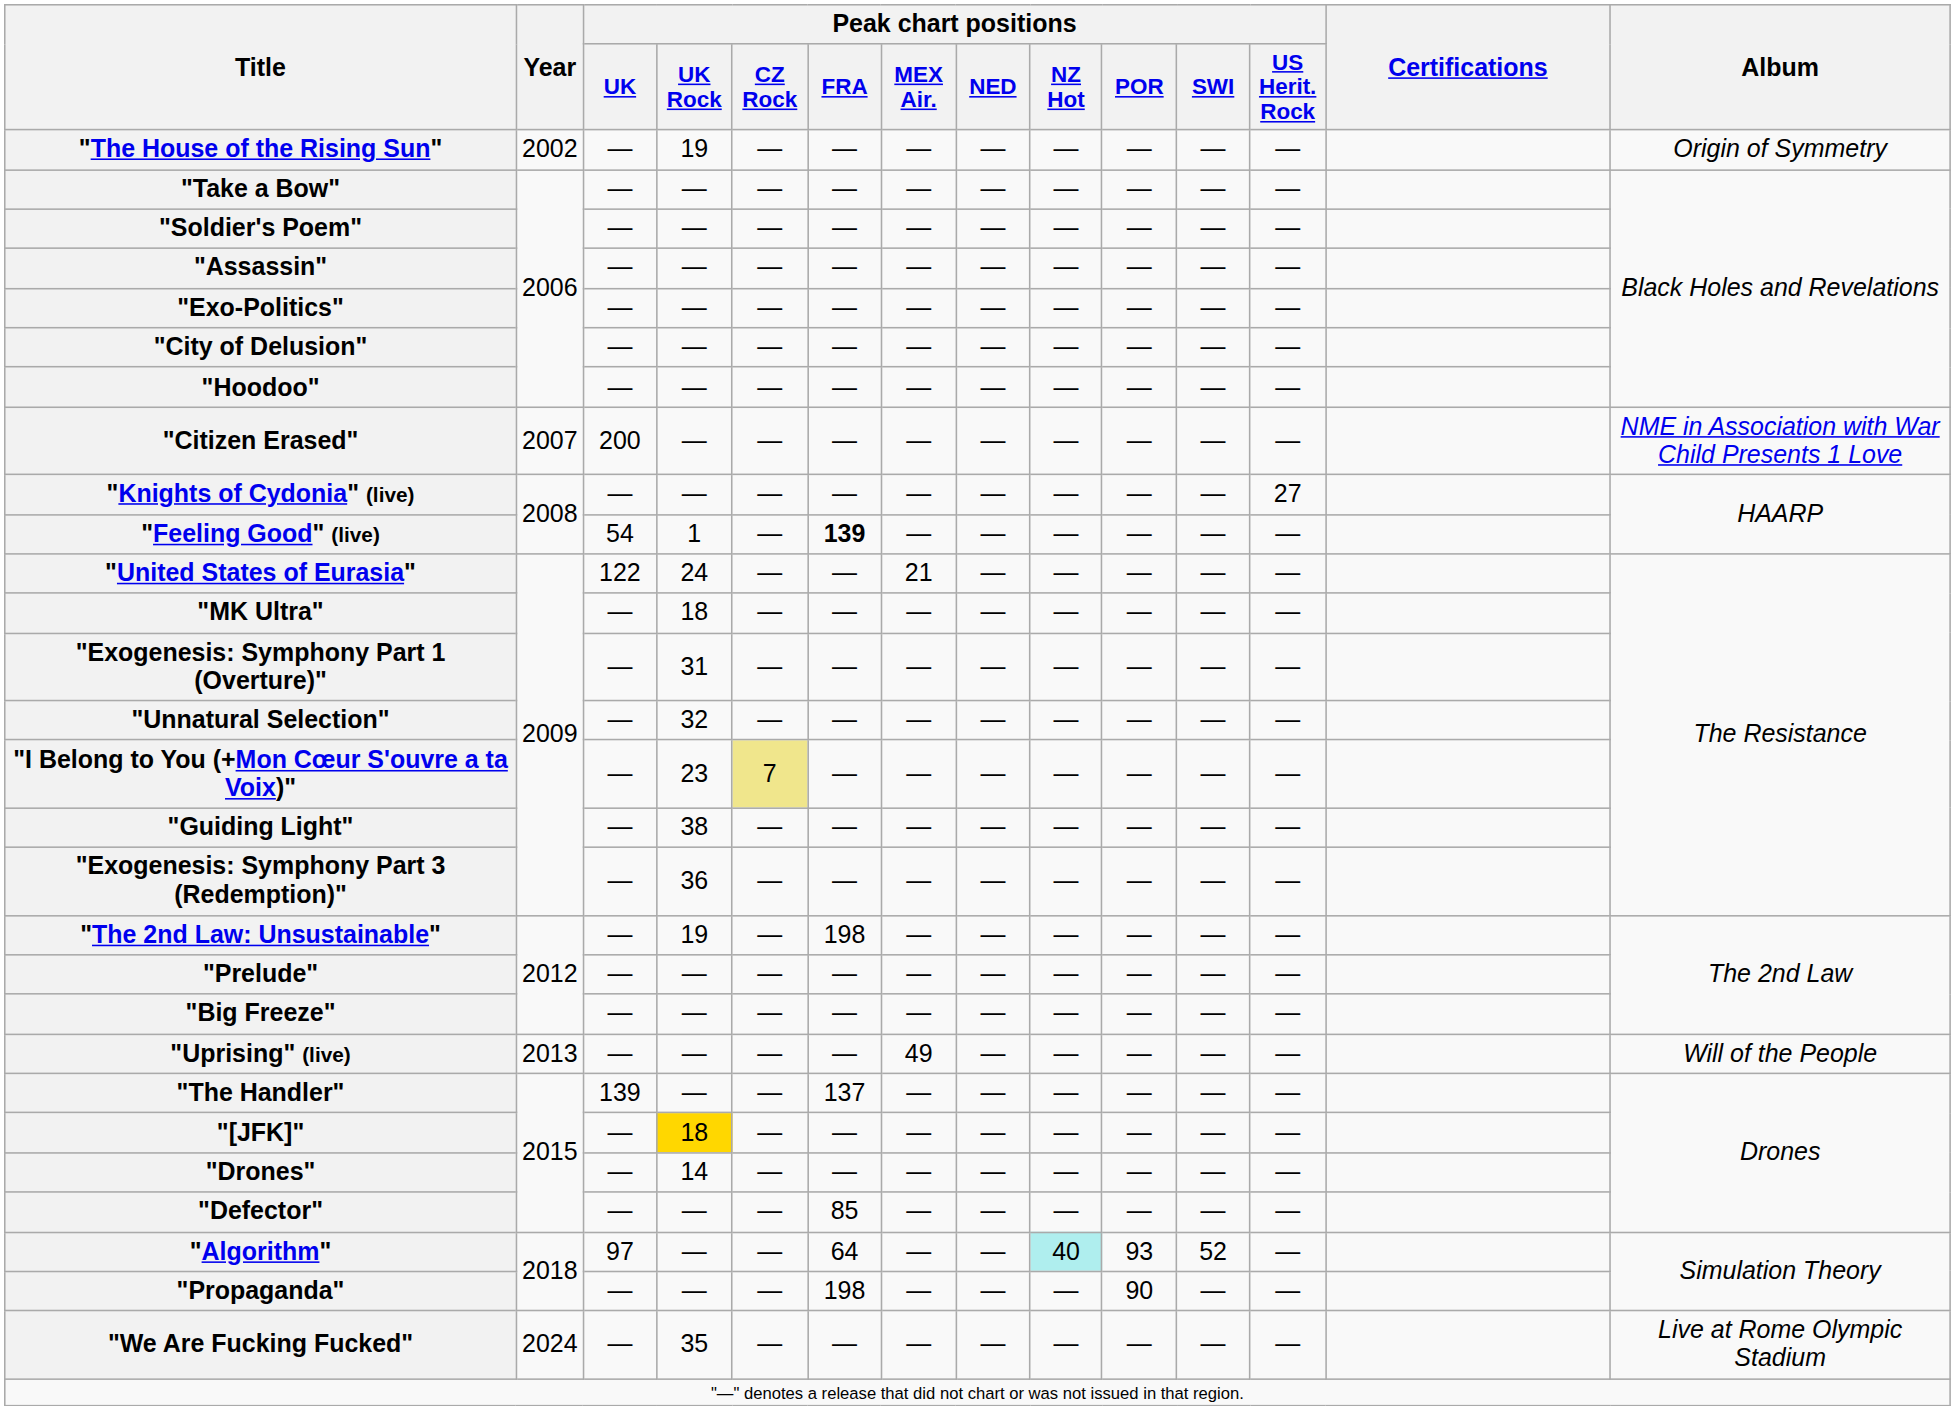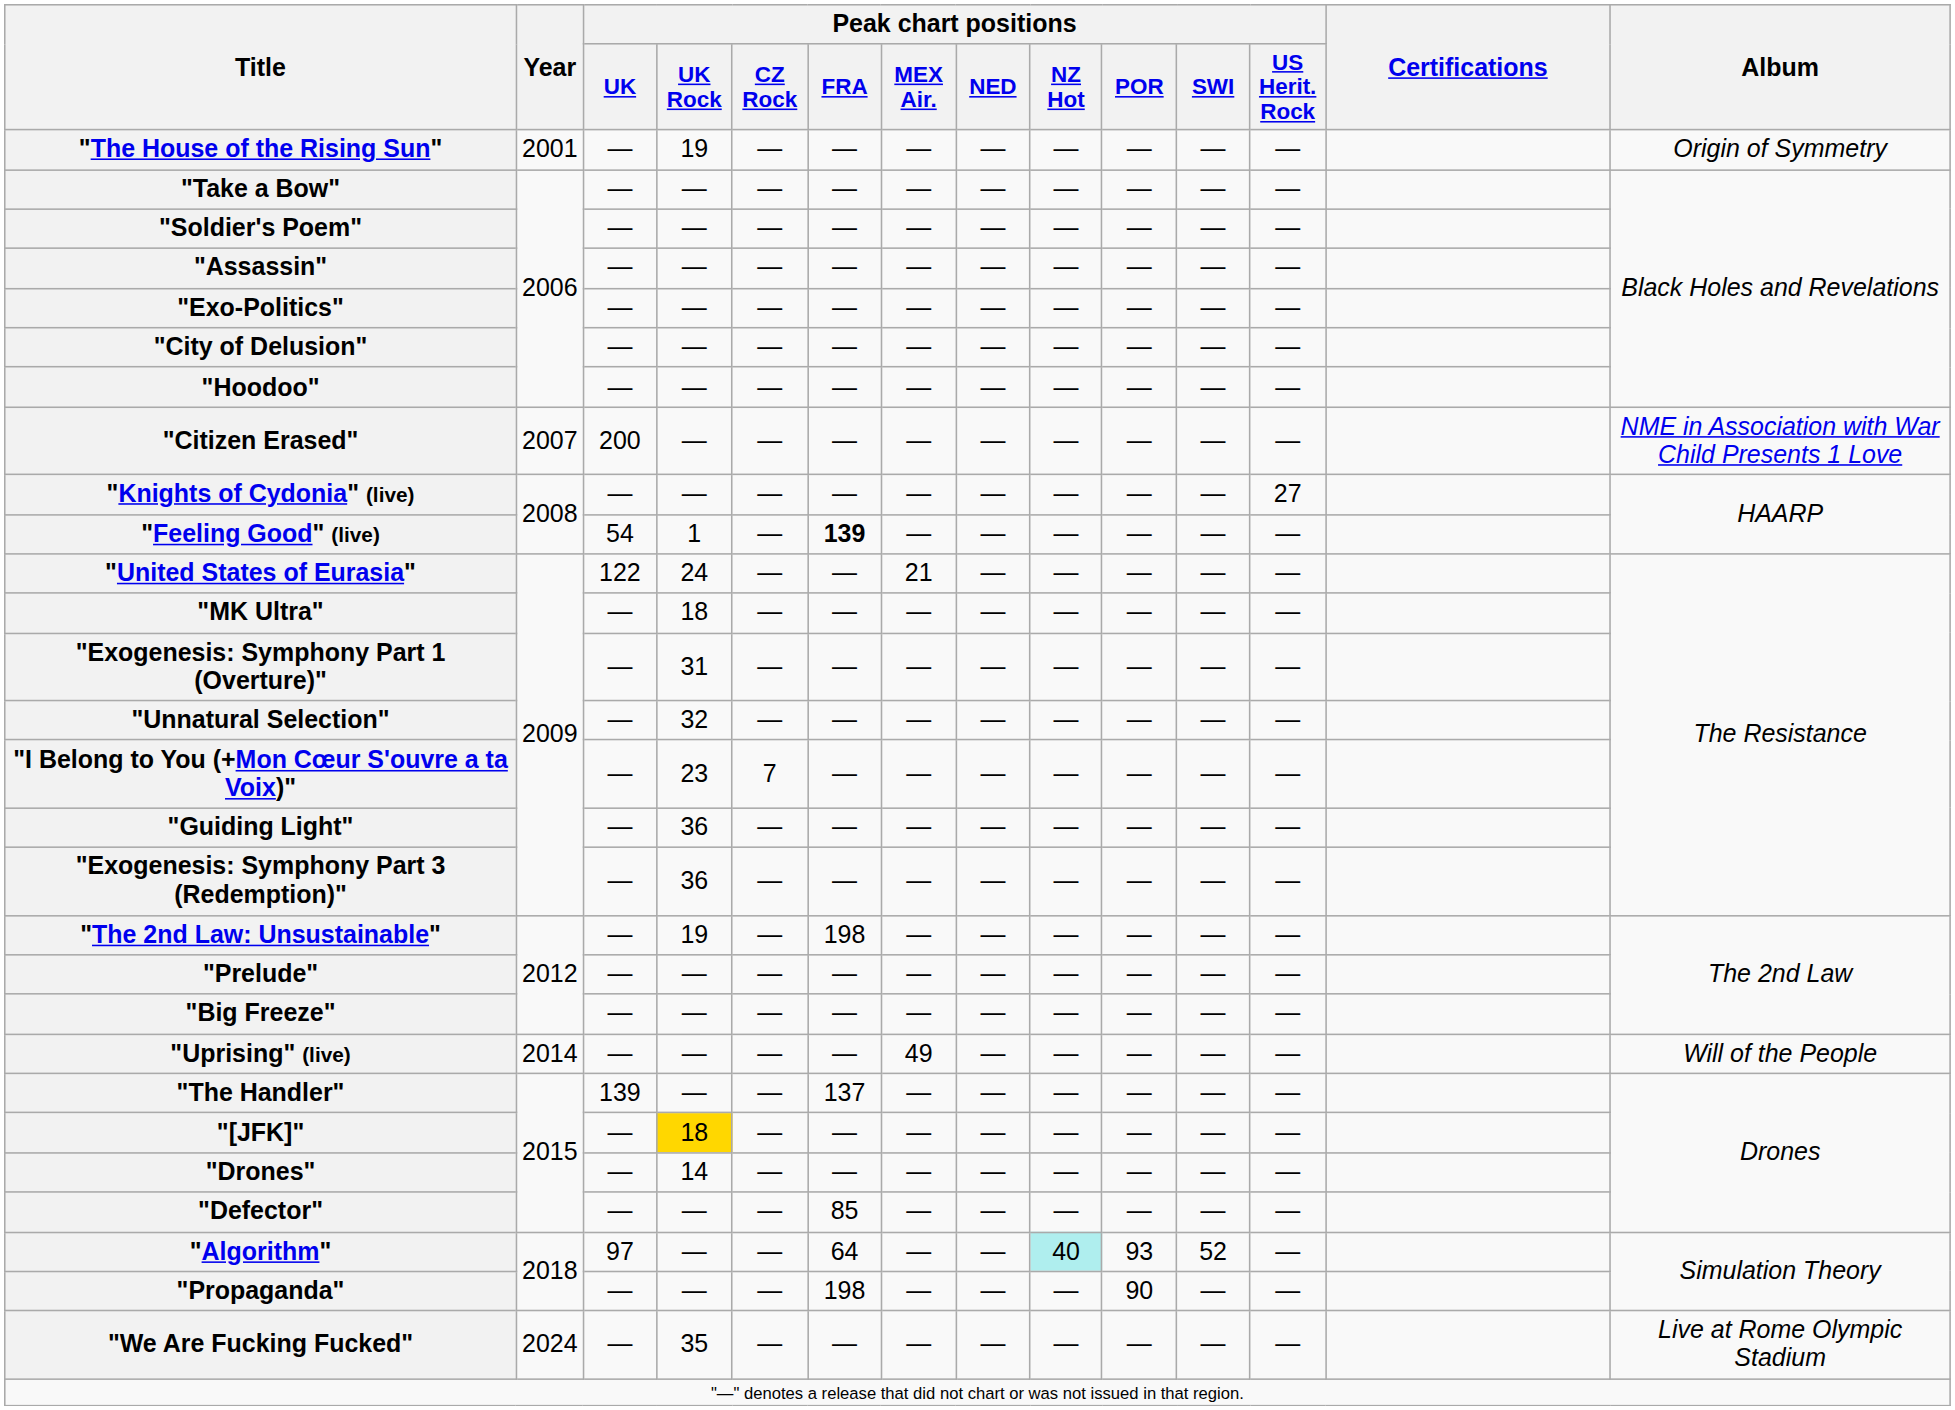(550, 149) 2002 -> (550, 149) 2001
(770, 773) khaki background -> (770, 773) no background
(694, 827) 38 -> (694, 827) 36
(550, 1053) 2013 -> (550, 1053) 2014
